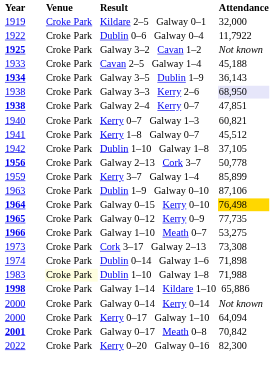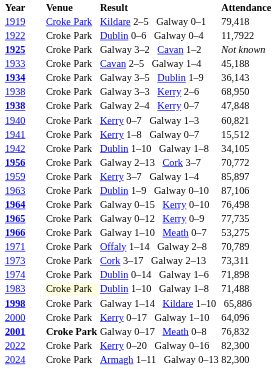(233, 21) 32,000 -> (235, 21) 79,418
(233, 92) lavender background -> (235, 92) no background
(233, 106) 47,851 -> (235, 106) 47,848
(233, 134) 45,512 -> (235, 134) 15,512
(233, 148) 37,105 -> (235, 148) 34,105
(233, 162) 50,778 -> (235, 162) 70,772
(233, 176) 85,899 -> (235, 176) 85,897
(233, 204) gold background -> (235, 204) no background
+ row: (15, 247)
(233, 247) 73,308 -> (235, 261) 73,311
(233, 275) 71,988 -> (235, 289) 71,488
- row: (15, 303)
(233, 317) 64,094 -> (235, 317) 64,096
(69, 331) normal -> (72, 331) bold
(233, 331) 70,842 -> (235, 331) 76,832
+ row: (15, 359)
